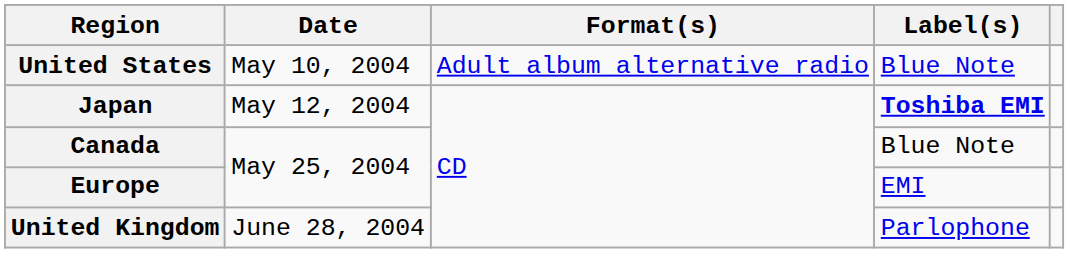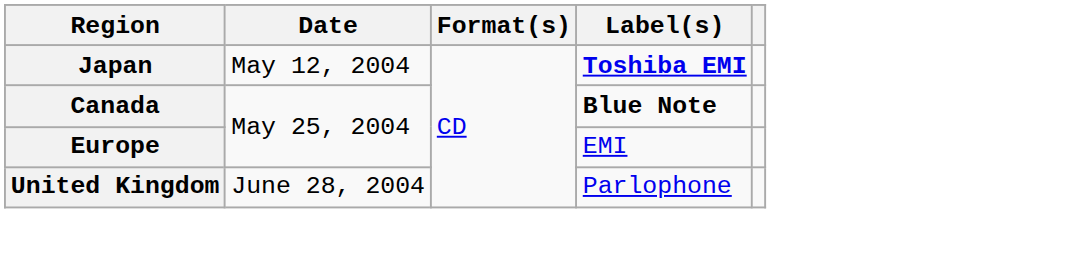- row: (115, 66)
(948, 147) normal -> (650, 106) bold
